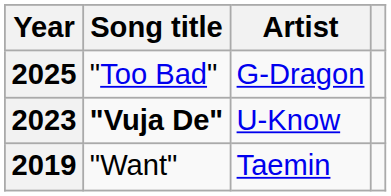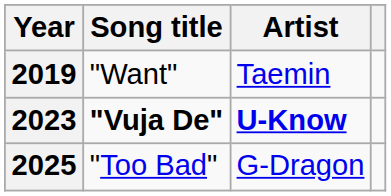rows swapped: (44, 166) <-> (44, 73)
(288, 119) normal -> (292, 119) bold
